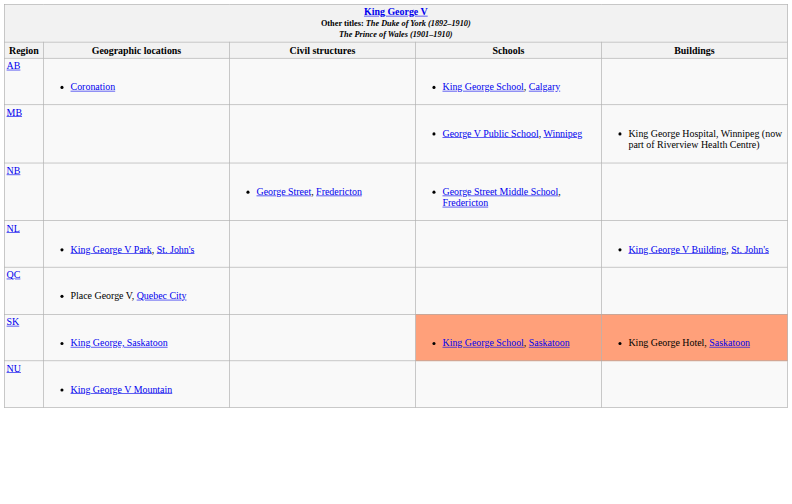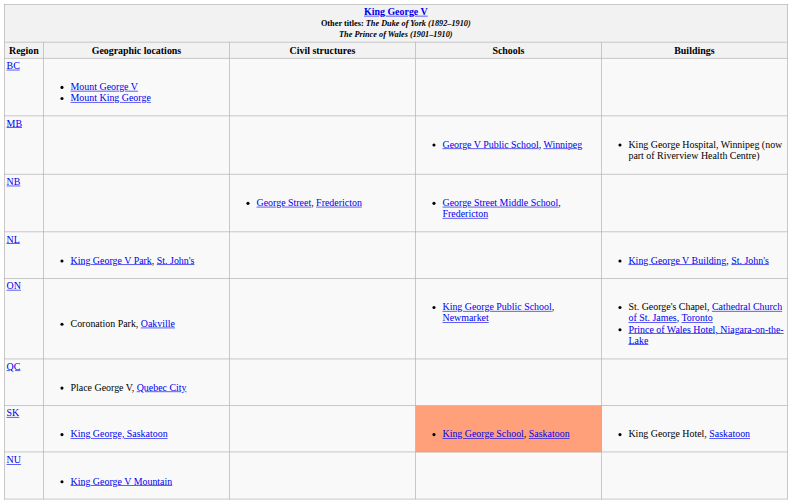- row: (13, 66)
+ row: (13, 66)
+ row: (14, 286)
(694, 343) lightsalmon background -> (694, 434) no background
